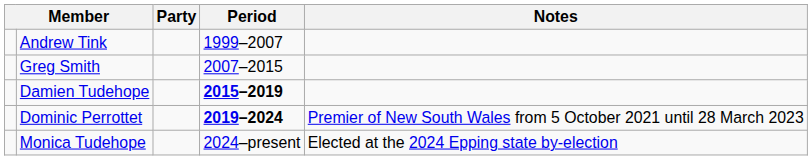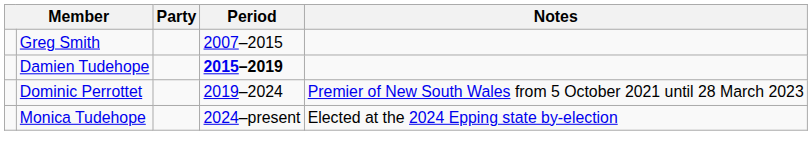- row: (63, 42)
(243, 117) bold -> (243, 92) normal
